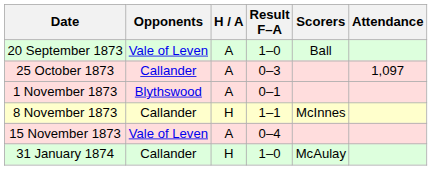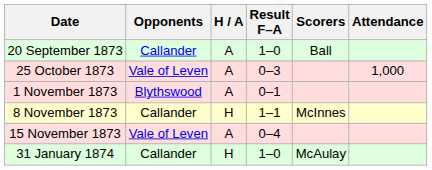(168, 50) Vale of Leven -> (168, 50) Callander
(168, 71) Callander -> (168, 71) Vale of Leven
(388, 71) 1,097 -> (388, 71) 1,000
